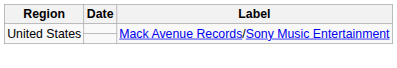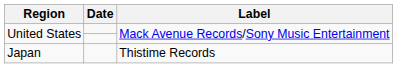+ row: (24, 53)
